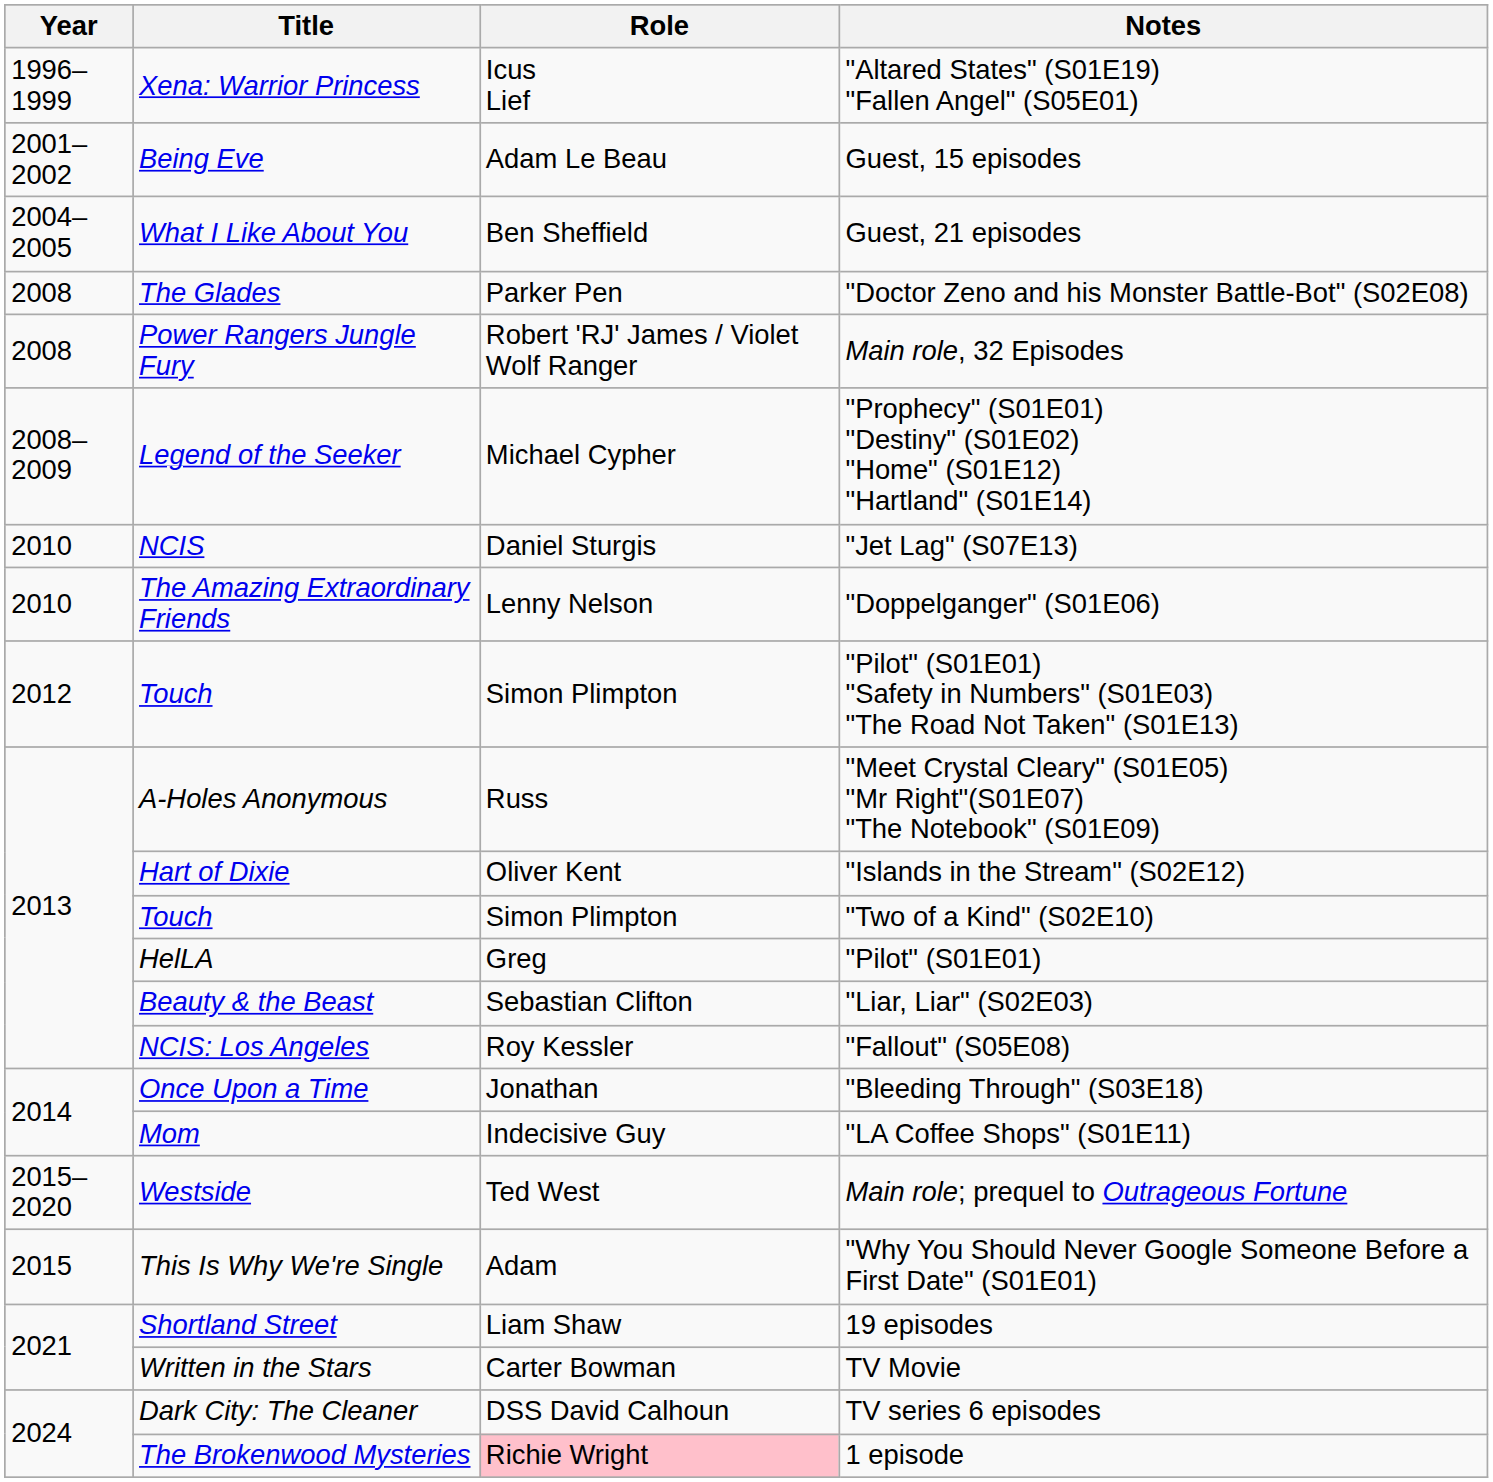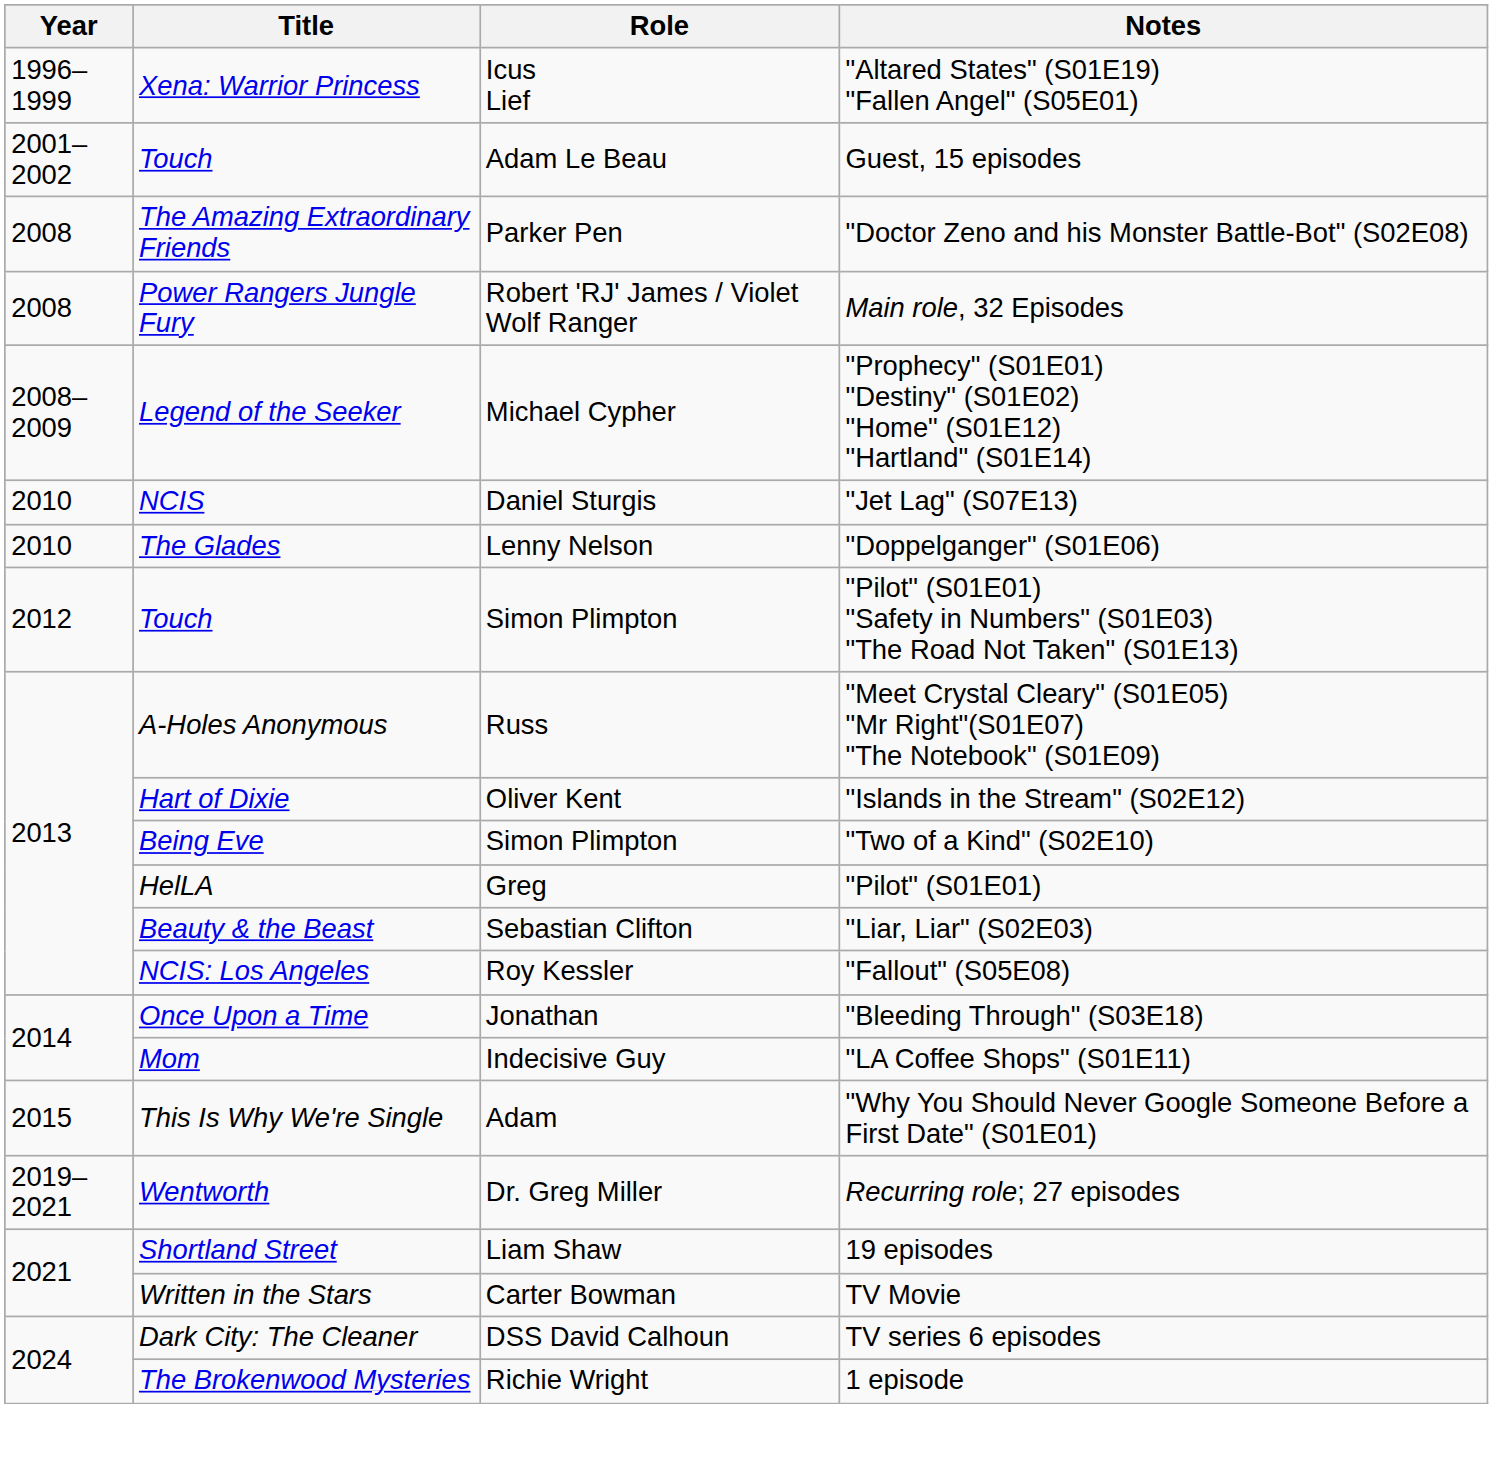(201, 159) Being Eve -> (176, 159) Touch
- row: (963, 233)
(210, 292) The Glades -> (304, 233) The Amazing Extraordinary Friends
(304, 604) The Amazing Extraordinary Friends -> (210, 545) The Glades
(176, 916) Touch -> (201, 842) Being Eve
- row: (1096, 1191)
+ row: (1013, 1191)
(567, 1455) pink background -> (567, 1380) no background
